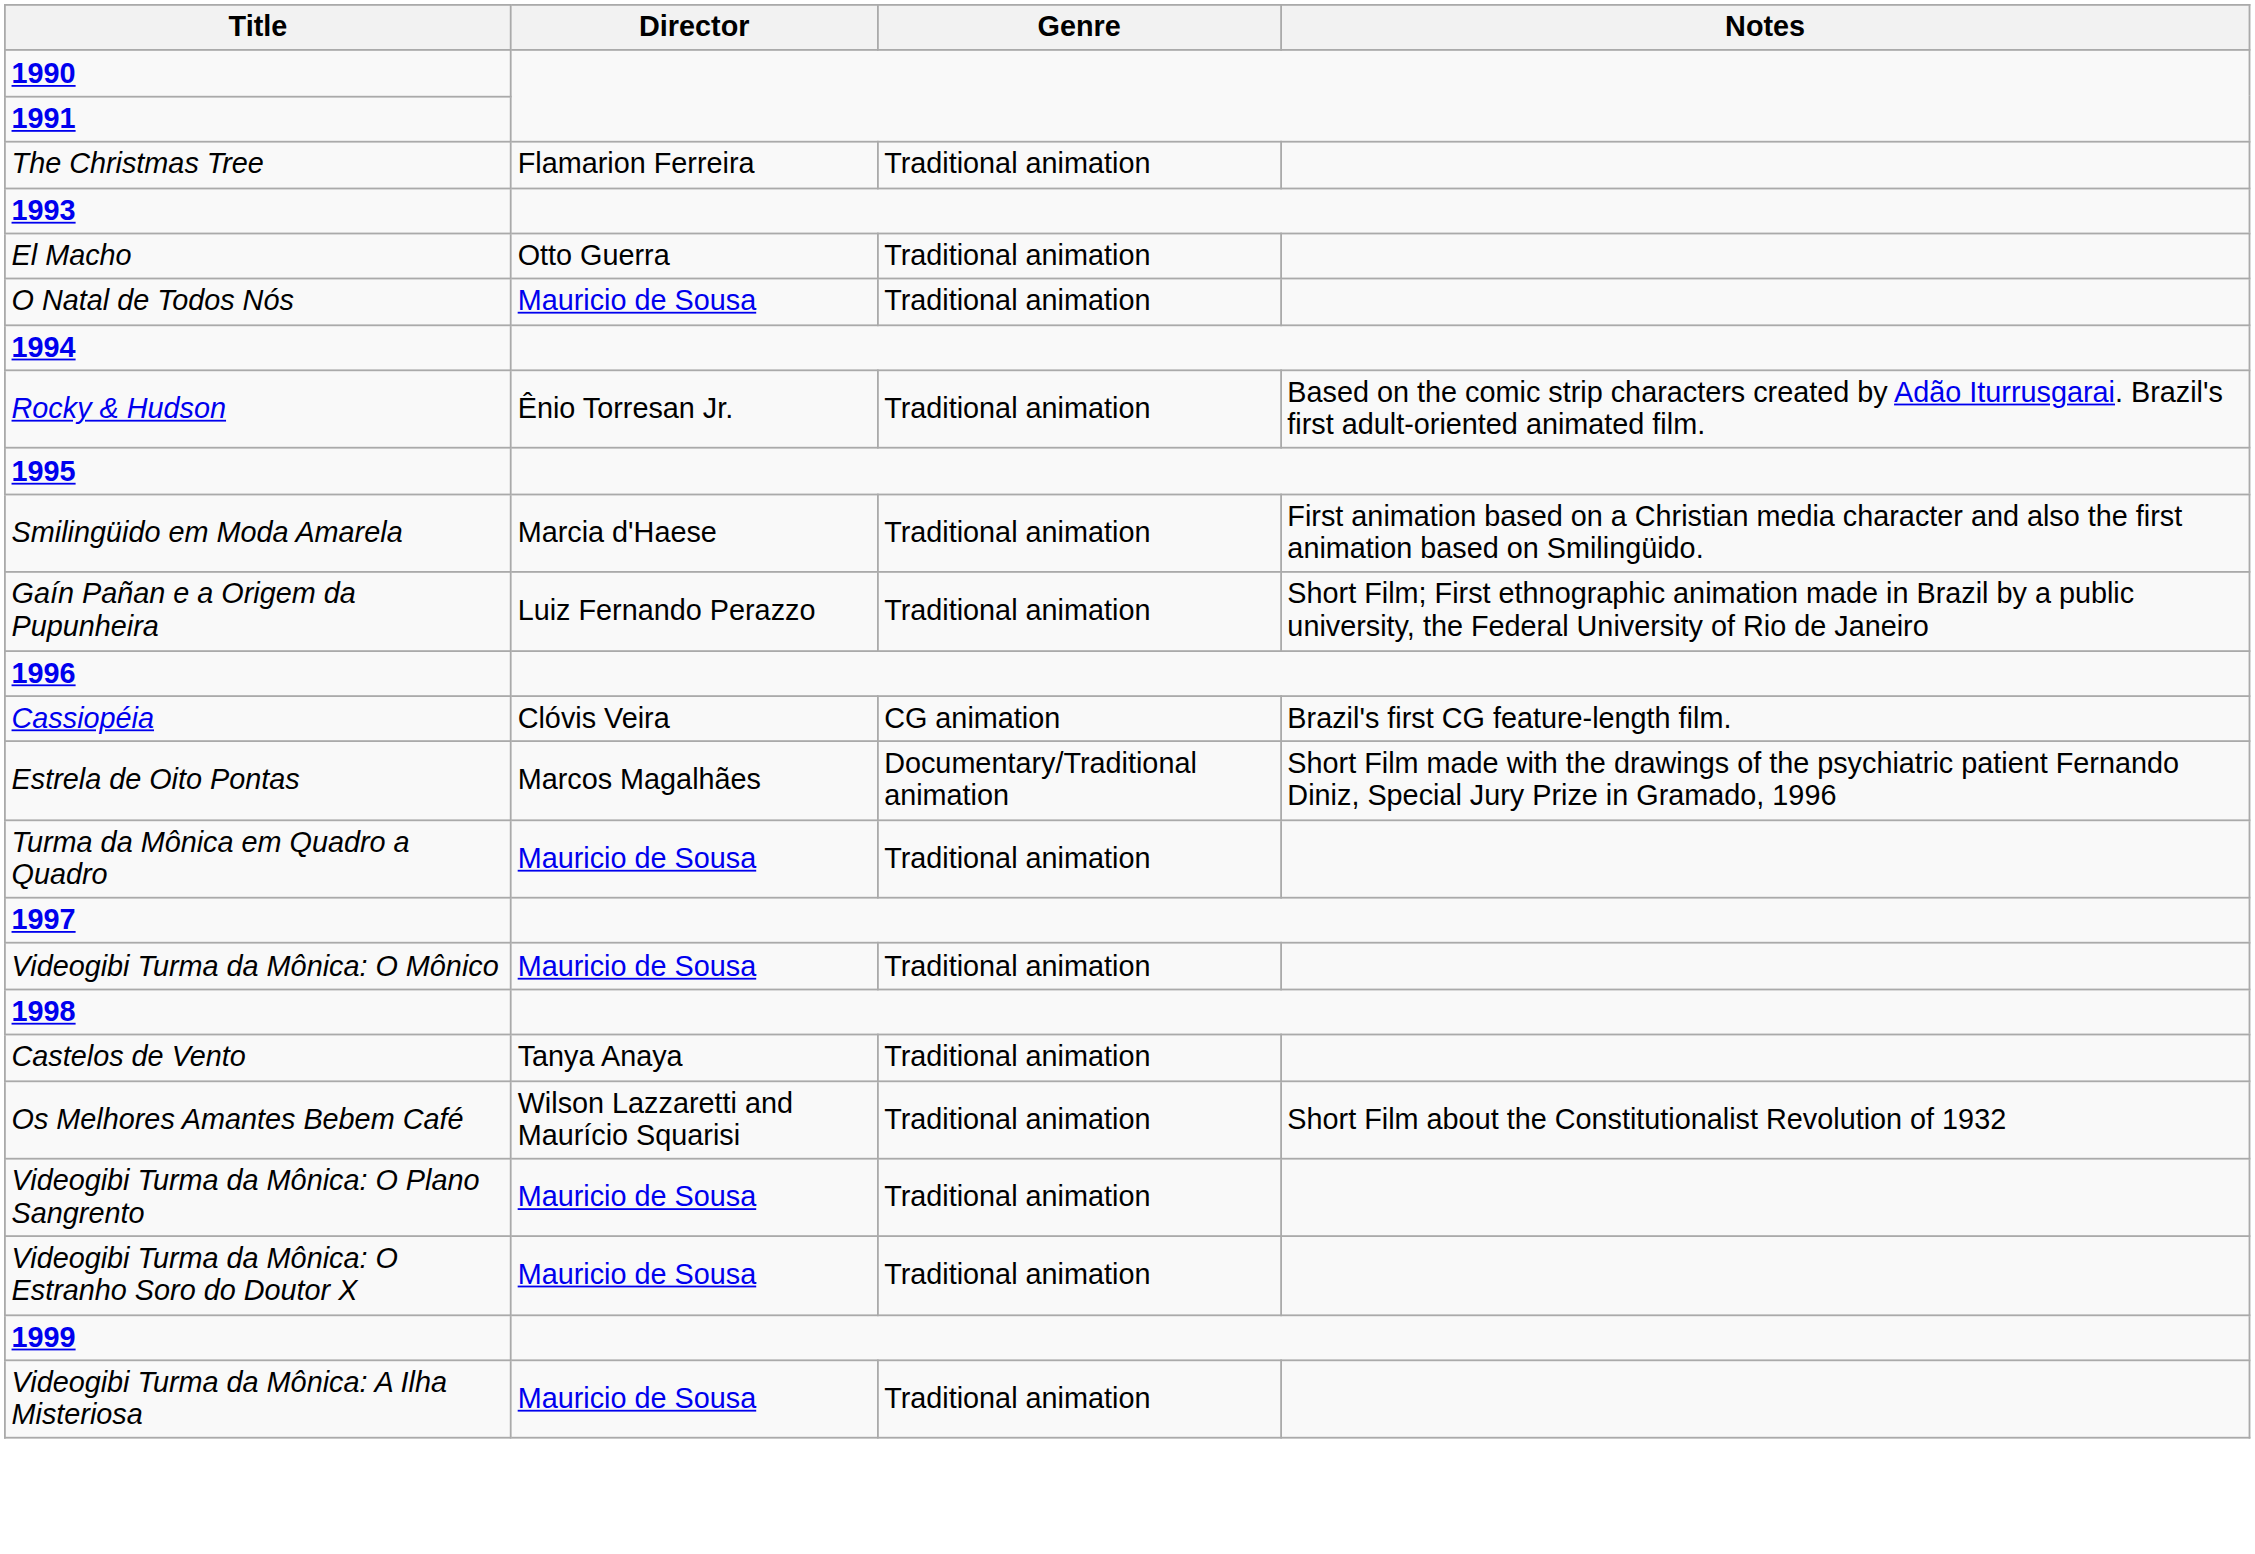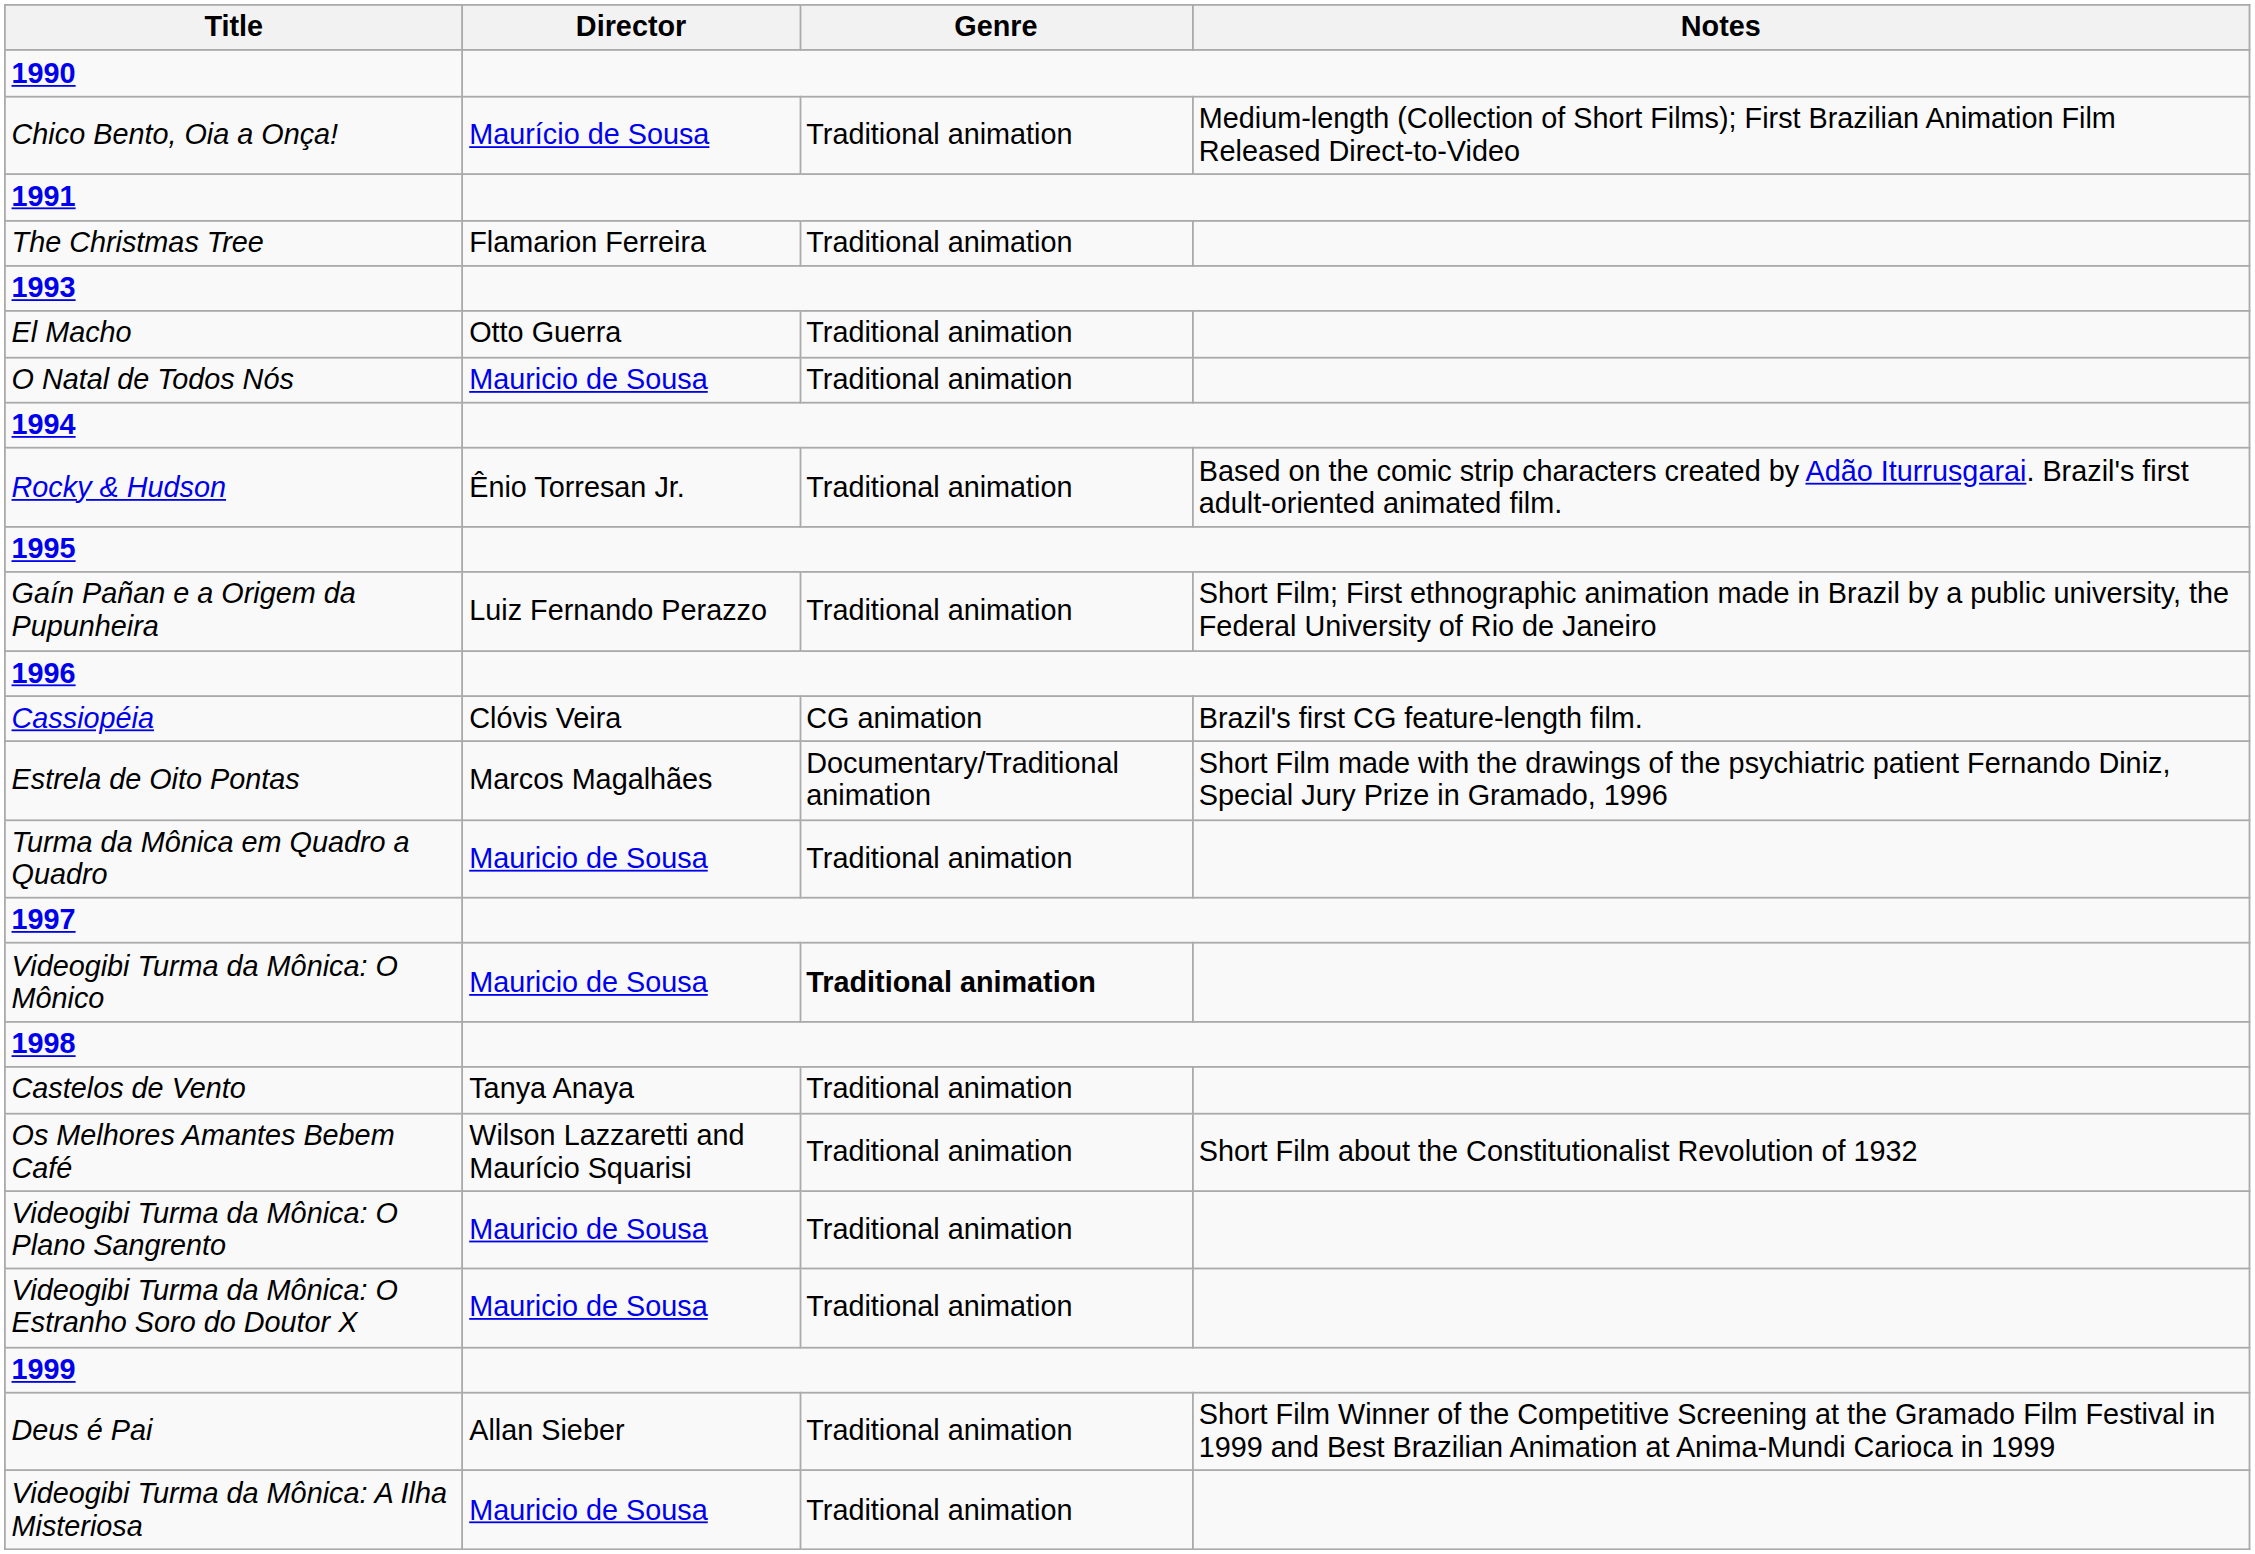+ row: (175, 134)
- row: (207, 532)
(1017, 965) normal -> (951, 982) bold
+ row: (82, 1431)
